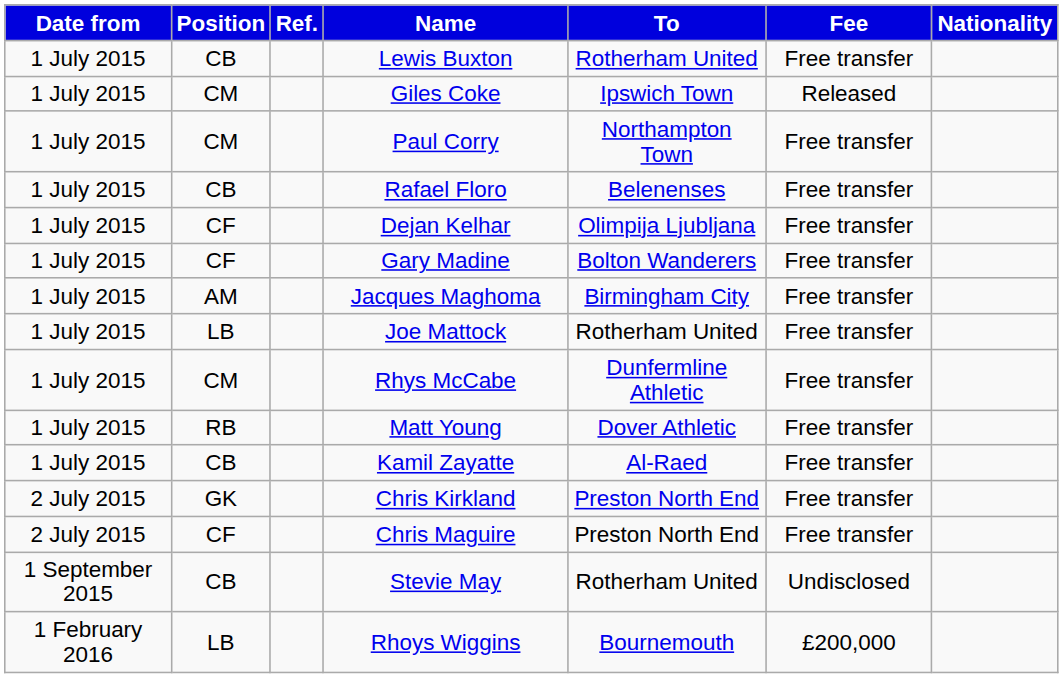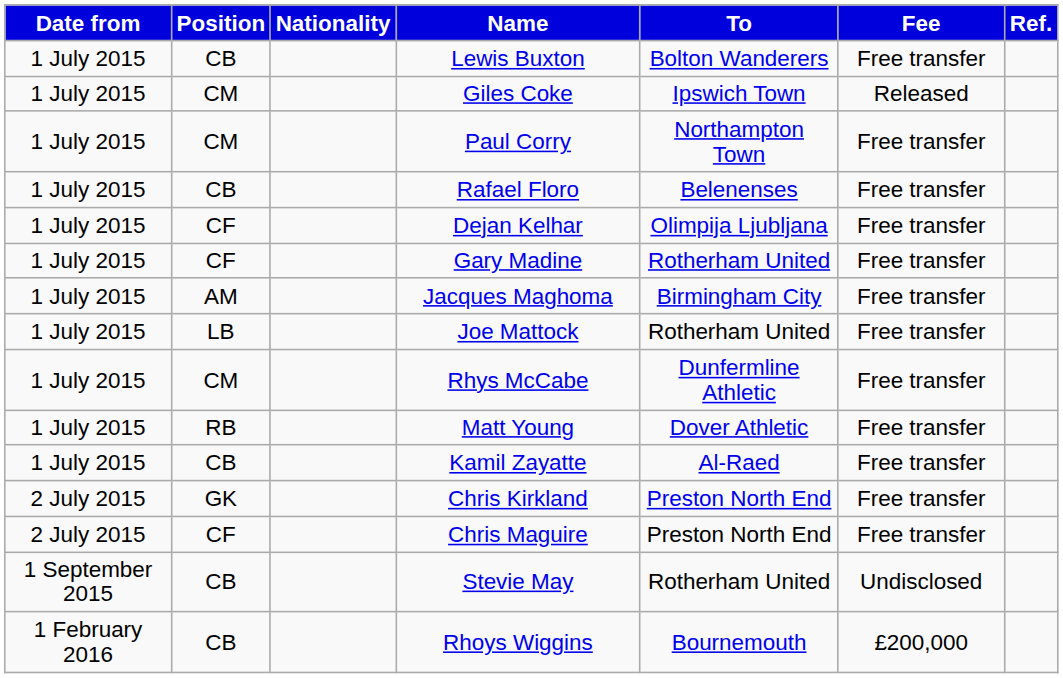columns swapped: (995, 23) <-> (297, 23)
(667, 58) Rotherham United -> (739, 58) Bolton Wanderers
(667, 261) Bolton Wanderers -> (739, 261) Rotherham United
(221, 643) LB -> (221, 643) CB
